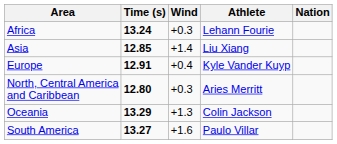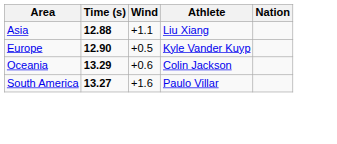- row: (21, 30)
(137, 48) 12.85 -> (98, 30) 12.88
(182, 48) +1.4 -> (142, 30) +1.1
(137, 65) 12.91 -> (98, 48) 12.90
(182, 65) +0.4 -> (142, 48) +0.5
- row: (63, 89)
(182, 113) +1.3 -> (142, 65) +0.6
